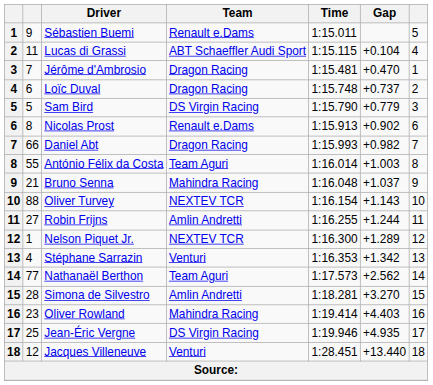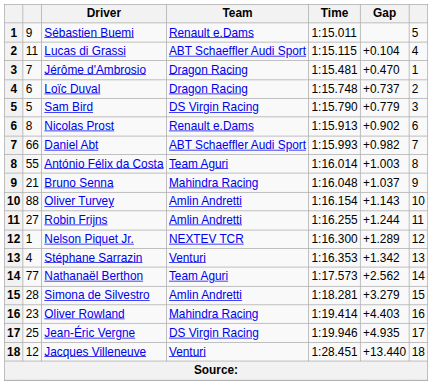(208, 145) Dragon Racing -> (237, 145) ABT Schaeffler Audi Sport
(206, 201) NEXTEV TCR -> (205, 201) Amlin Andretti
(381, 295) +3.270 -> (381, 295) +3.279
